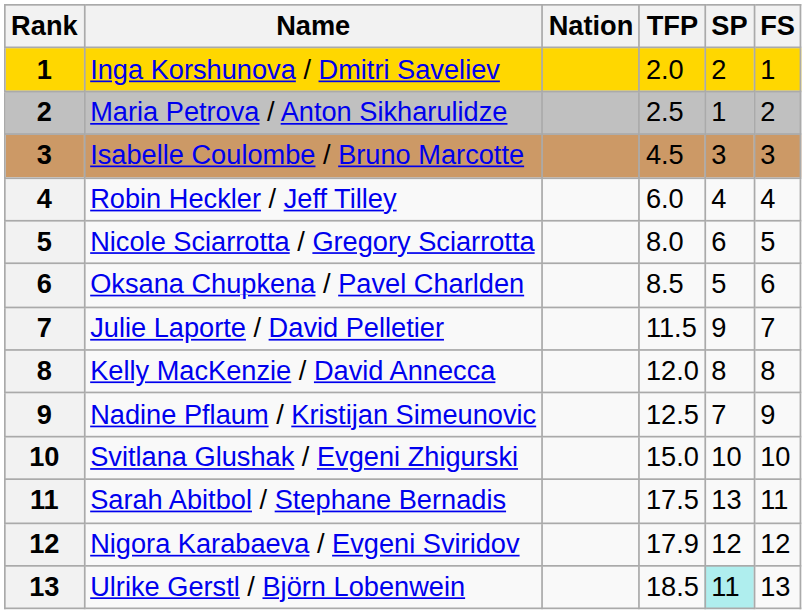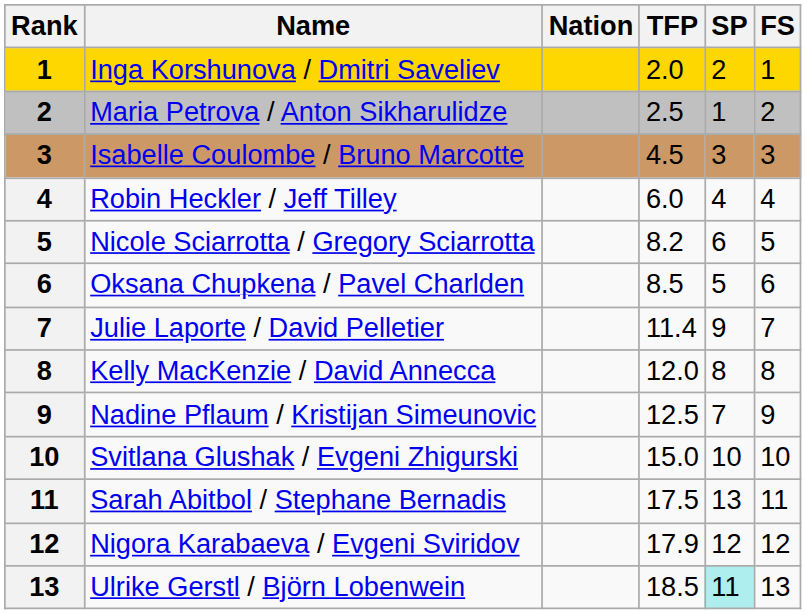(665, 241) 8.0 -> (665, 241) 8.2
(671, 328) 11.5 -> (671, 328) 11.4
